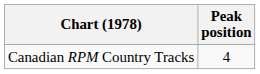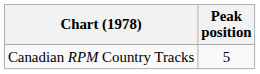(226, 56) 4 -> (226, 56) 5
